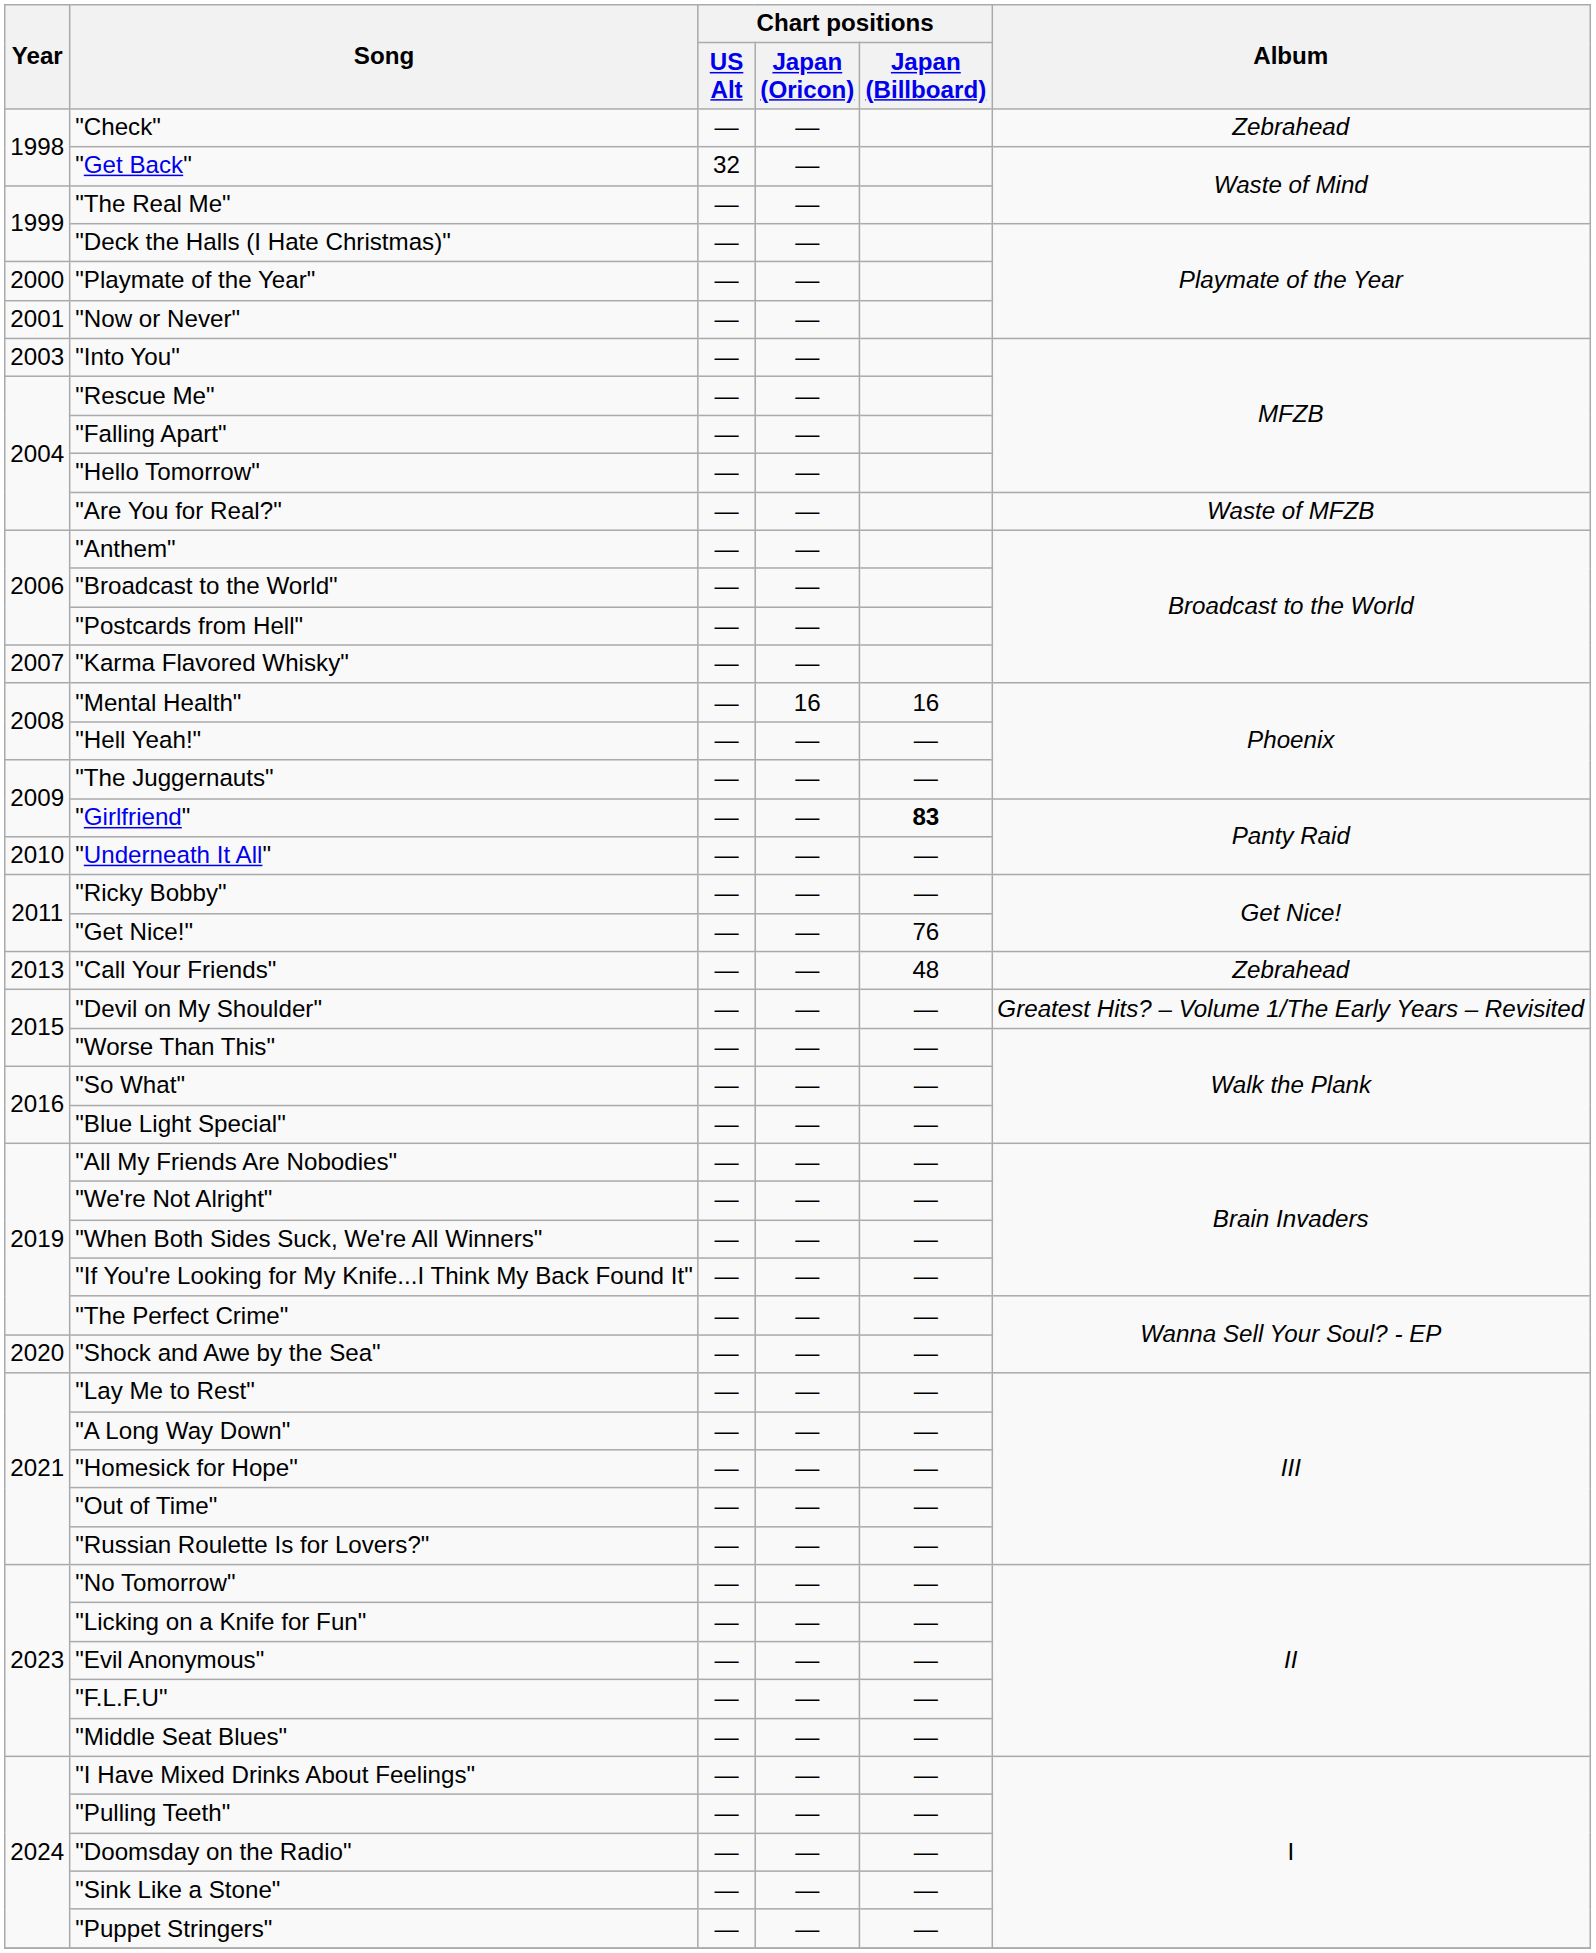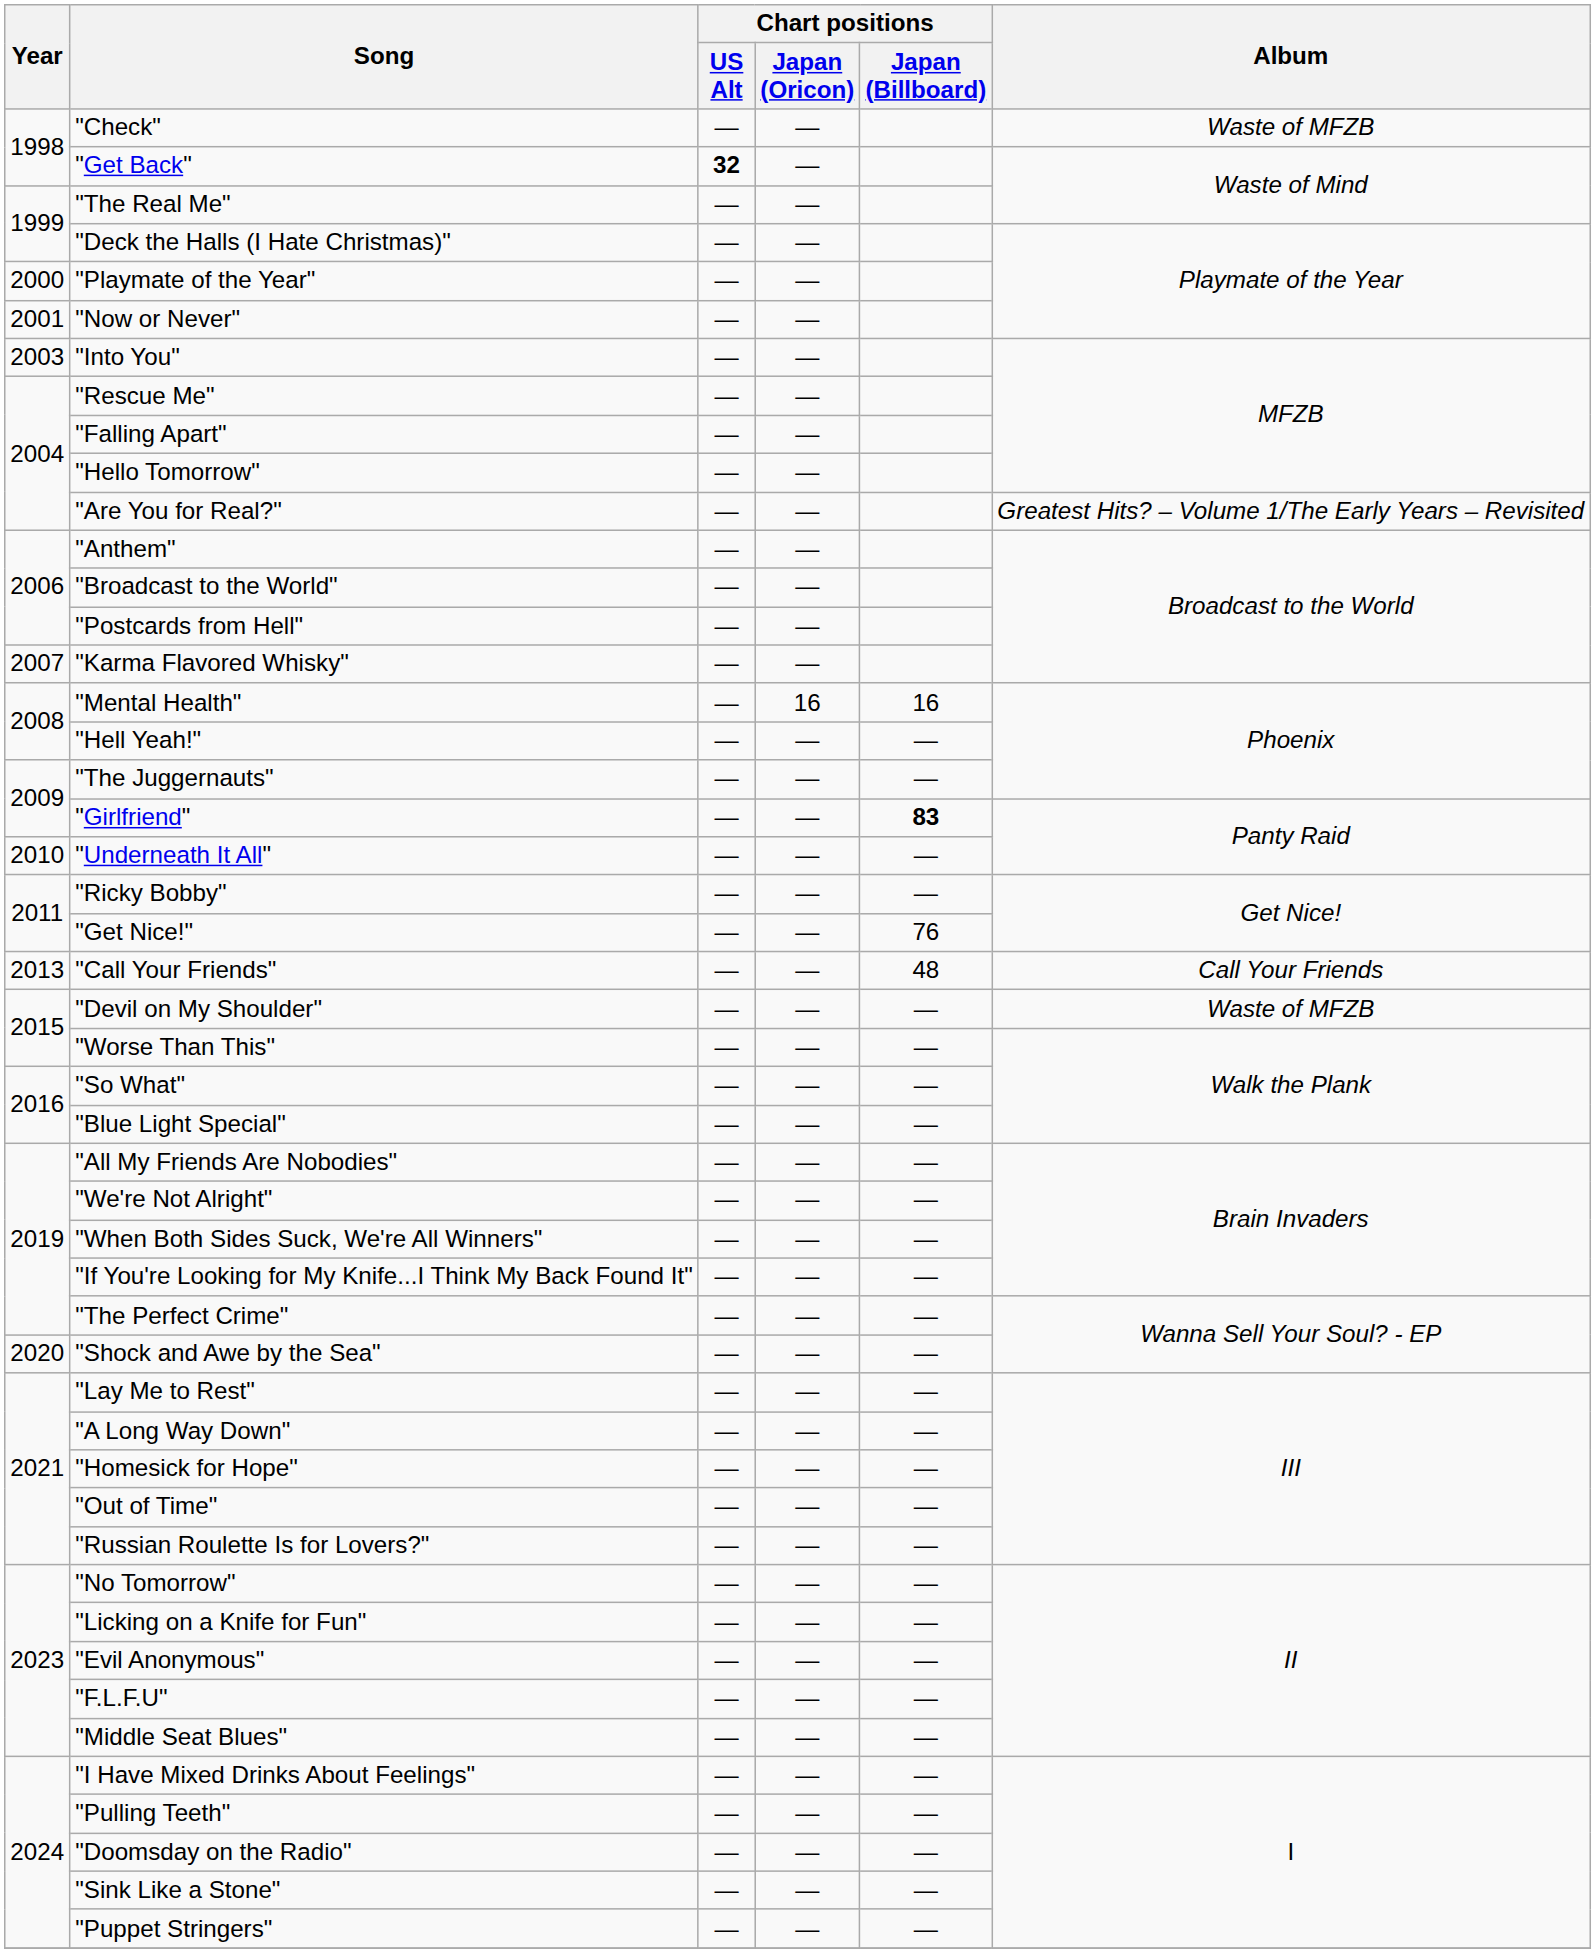(1291, 127) Zebrahead -> (1291, 127) Waste of MFZB
(727, 165) normal -> (727, 165) bold
(1291, 510) Waste of MFZB -> (1291, 510) Greatest Hits? – Volume 1/The Early Years – Revisited
(1291, 970) Zebrahead -> (1291, 970) Call Your Friends
(1291, 1008) Greatest Hits? – Volume 1/The Early Years – Revisited -> (1291, 1008) Waste of MFZB
